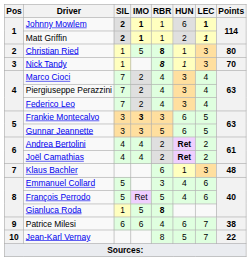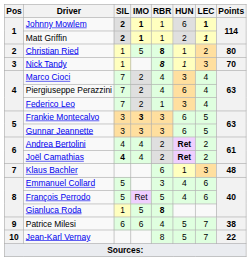(206, 50) 3 -> (206, 50) 2
(184, 90) 3 -> (184, 90) 6
(162, 104) 4 -> (162, 104) 1
(162, 130) 5 -> (162, 130) 3
(123, 157) normal -> (123, 157) bold
(184, 223) 6 -> (184, 223) 5
